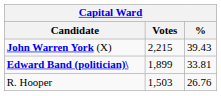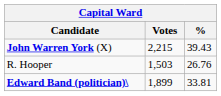rows swapped: (68, 64) <-> (30, 82)
